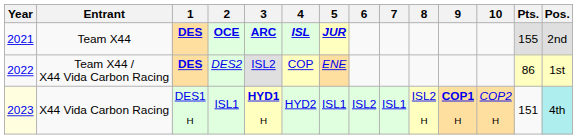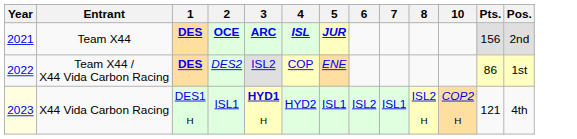- column: (458, 13)
(528, 39) 155 -> (490, 39) 156
(528, 110) 151 -> (490, 110) 121
(557, 110) paleturquoise background -> (519, 110) no background
